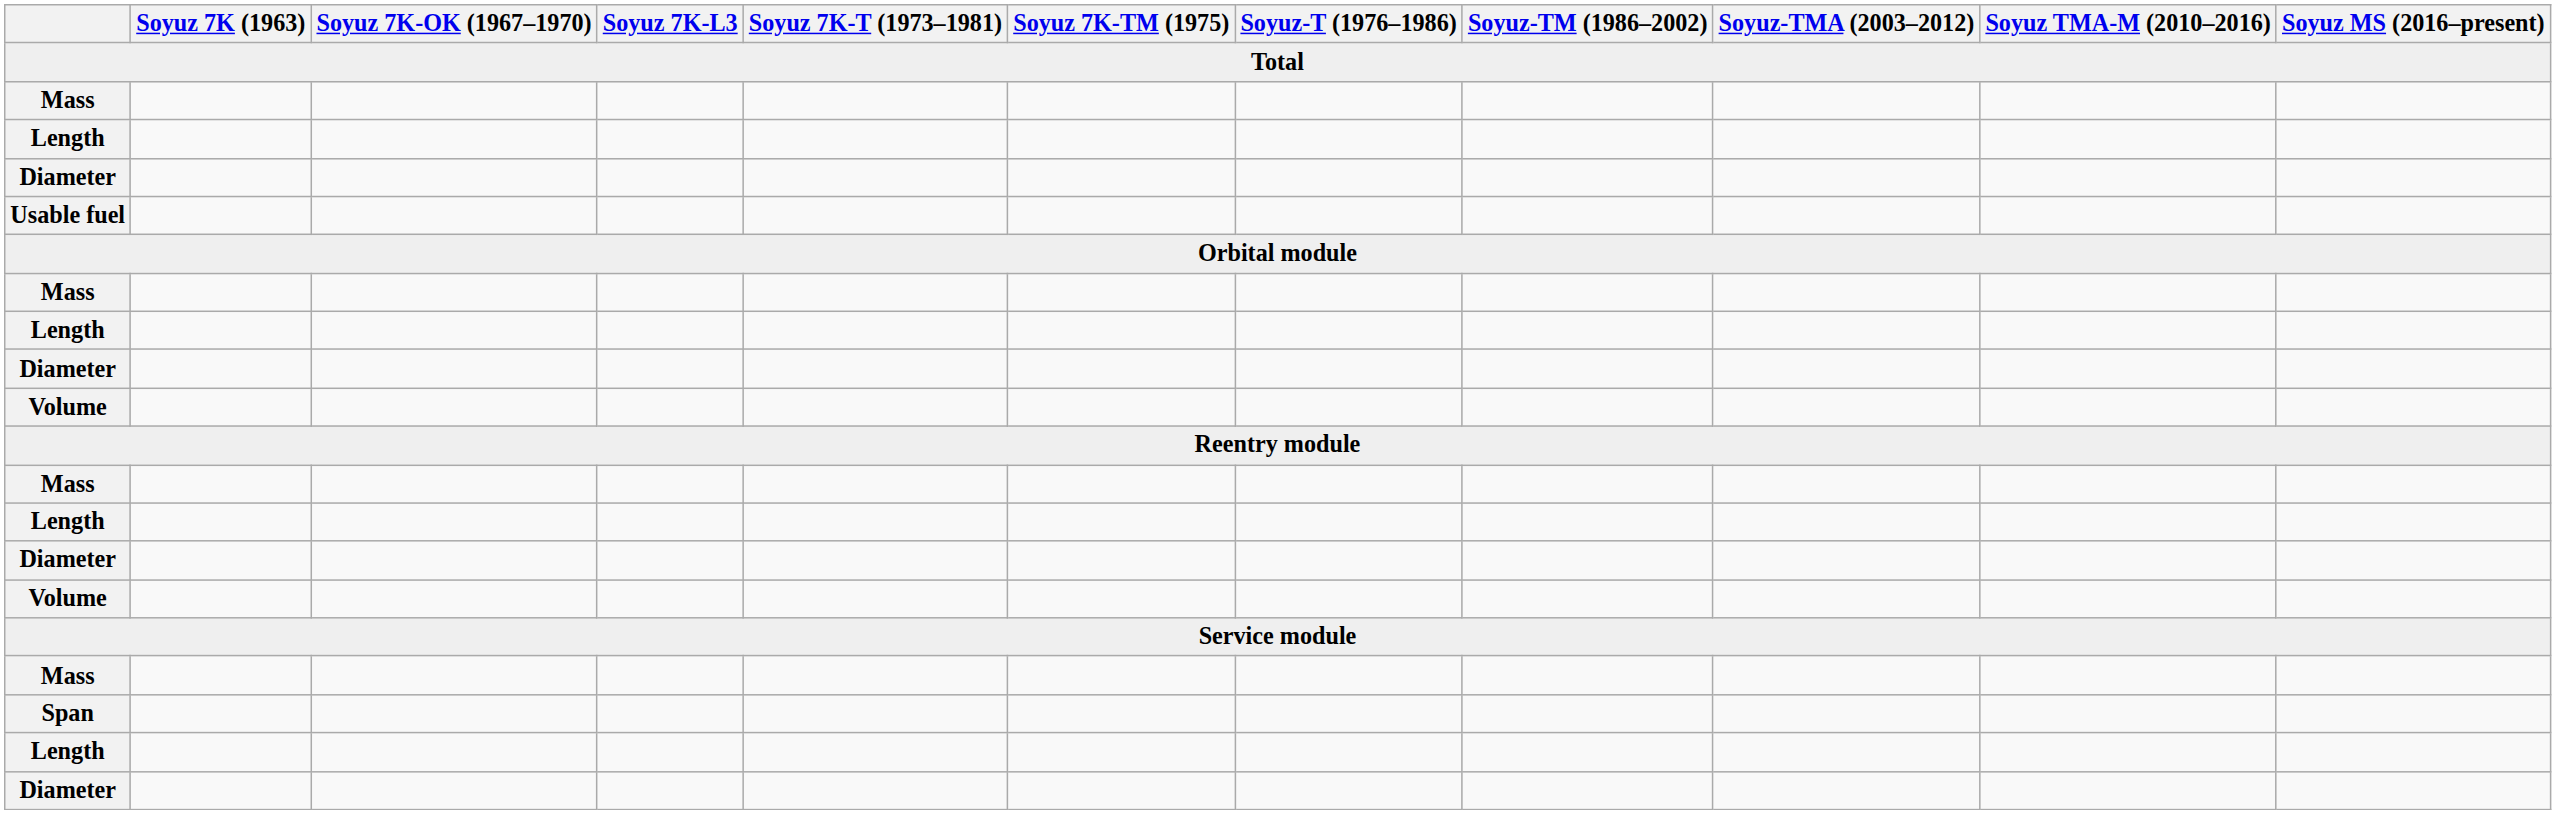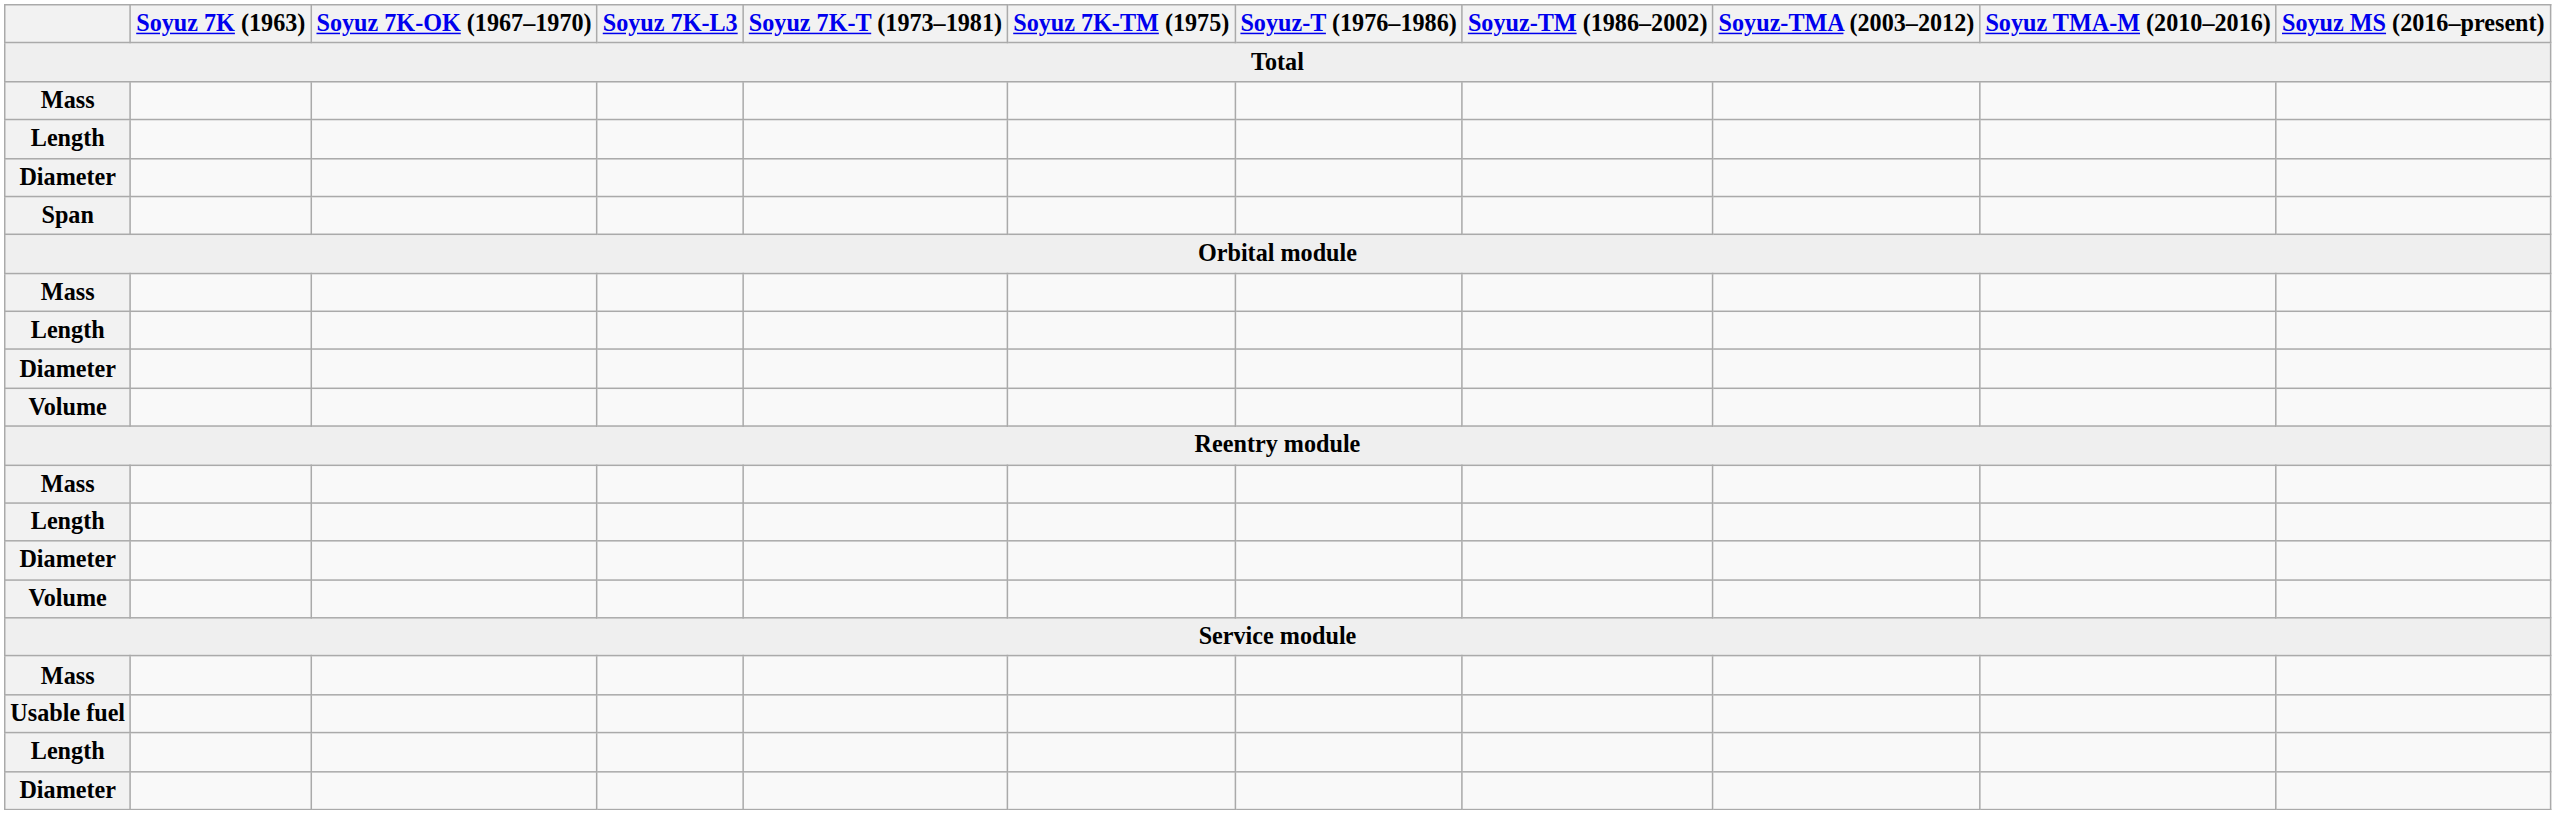rows swapped: (68, 713) <-> (68, 215)
